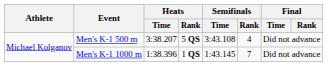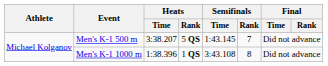(220, 40) 3:43.108 -> (220, 40) 1:43.145
(249, 40) 4 -> (249, 40) 7
(220, 54) 1:43.145 -> (220, 54) 3:43.108
(249, 54) 7 -> (249, 54) 8
